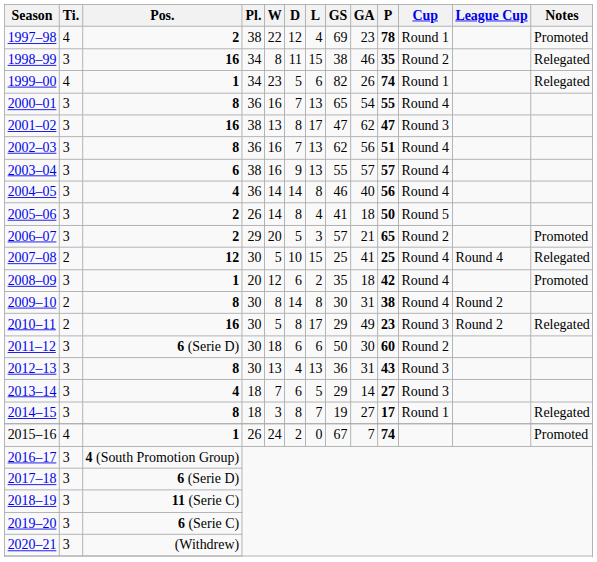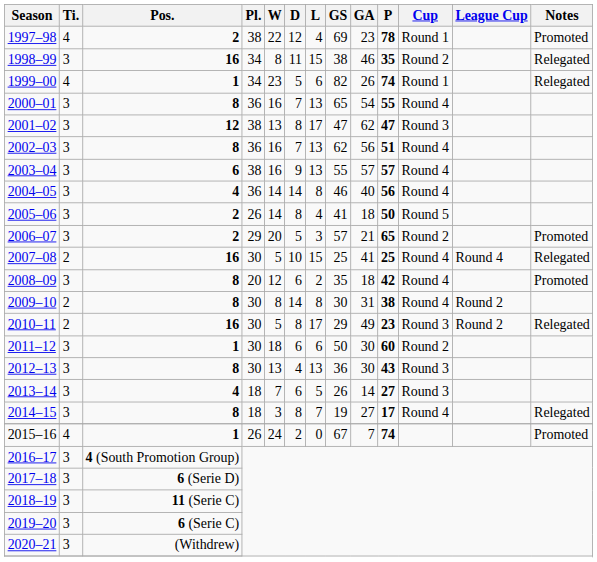(232, 125) 16 -> (232, 125) 12
(232, 258) 12 -> (232, 258) 16
(236, 280) 1 -> (236, 280) 8
(208, 346) 6 (Serie D) -> (236, 346) 1
(368, 368) 31 -> (368, 368) 30
(340, 390) 29 -> (340, 390) 26
(425, 412) Round 1 -> (425, 412) Round 4
